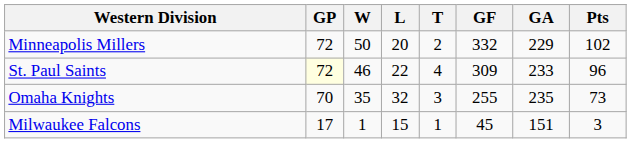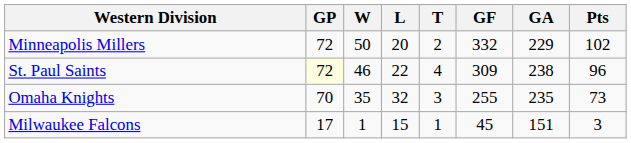(541, 71) 233 -> (541, 71) 238
